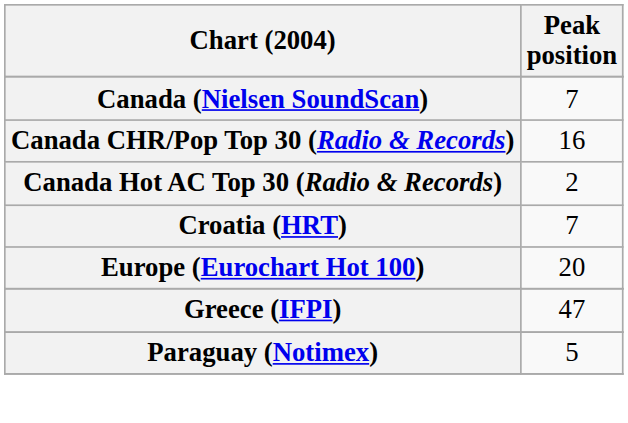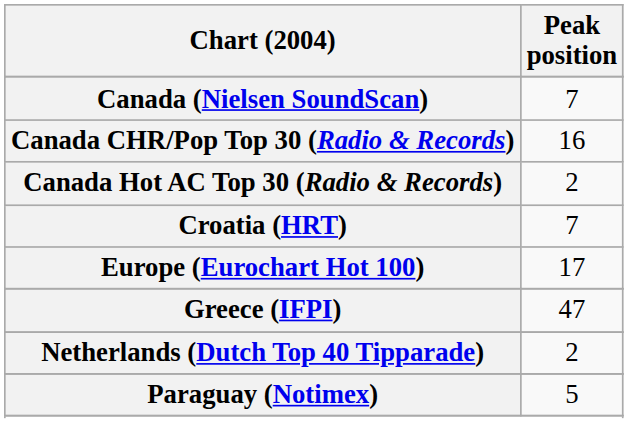(572, 267) 20 -> (572, 267) 17
+ row: (263, 352)
